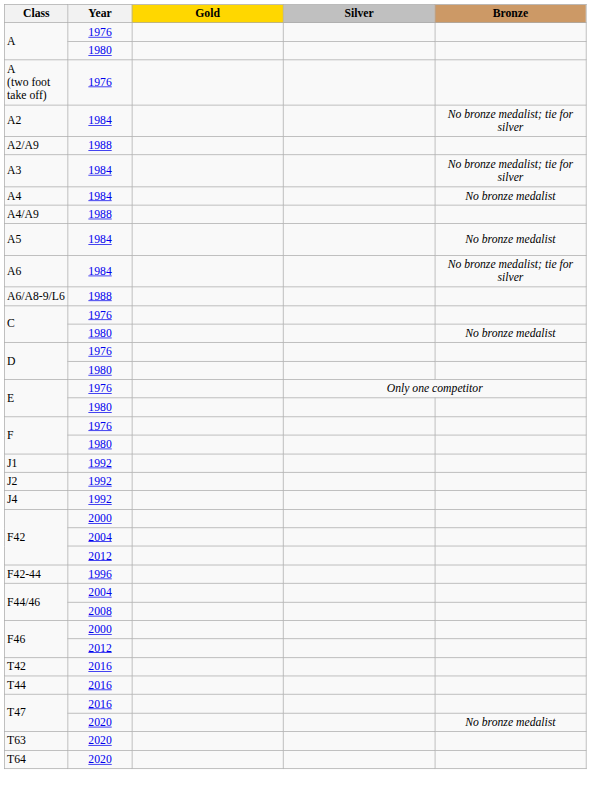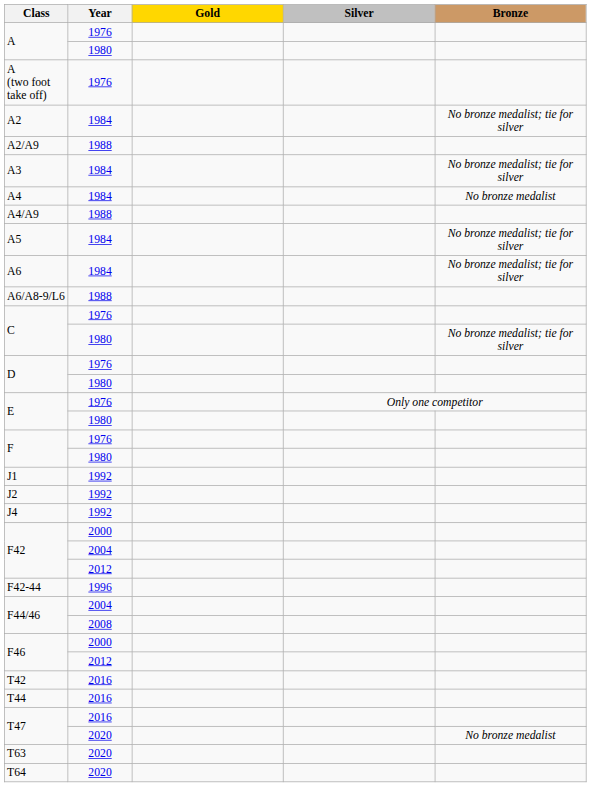(510, 239) No bronze medalist -> (510, 239) No bronze medalist; tie for silver
(510, 333) No bronze medalist -> (510, 339) No bronze medalist; tie for silver
